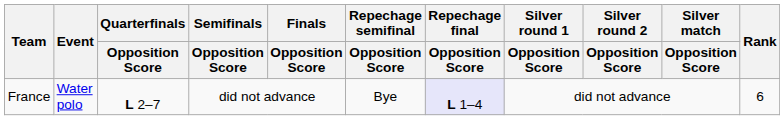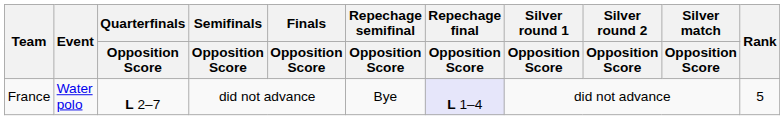(760, 97) 6 -> (760, 97) 5
